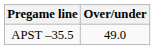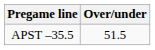(115, 34) 49.0 -> (115, 34) 51.5
